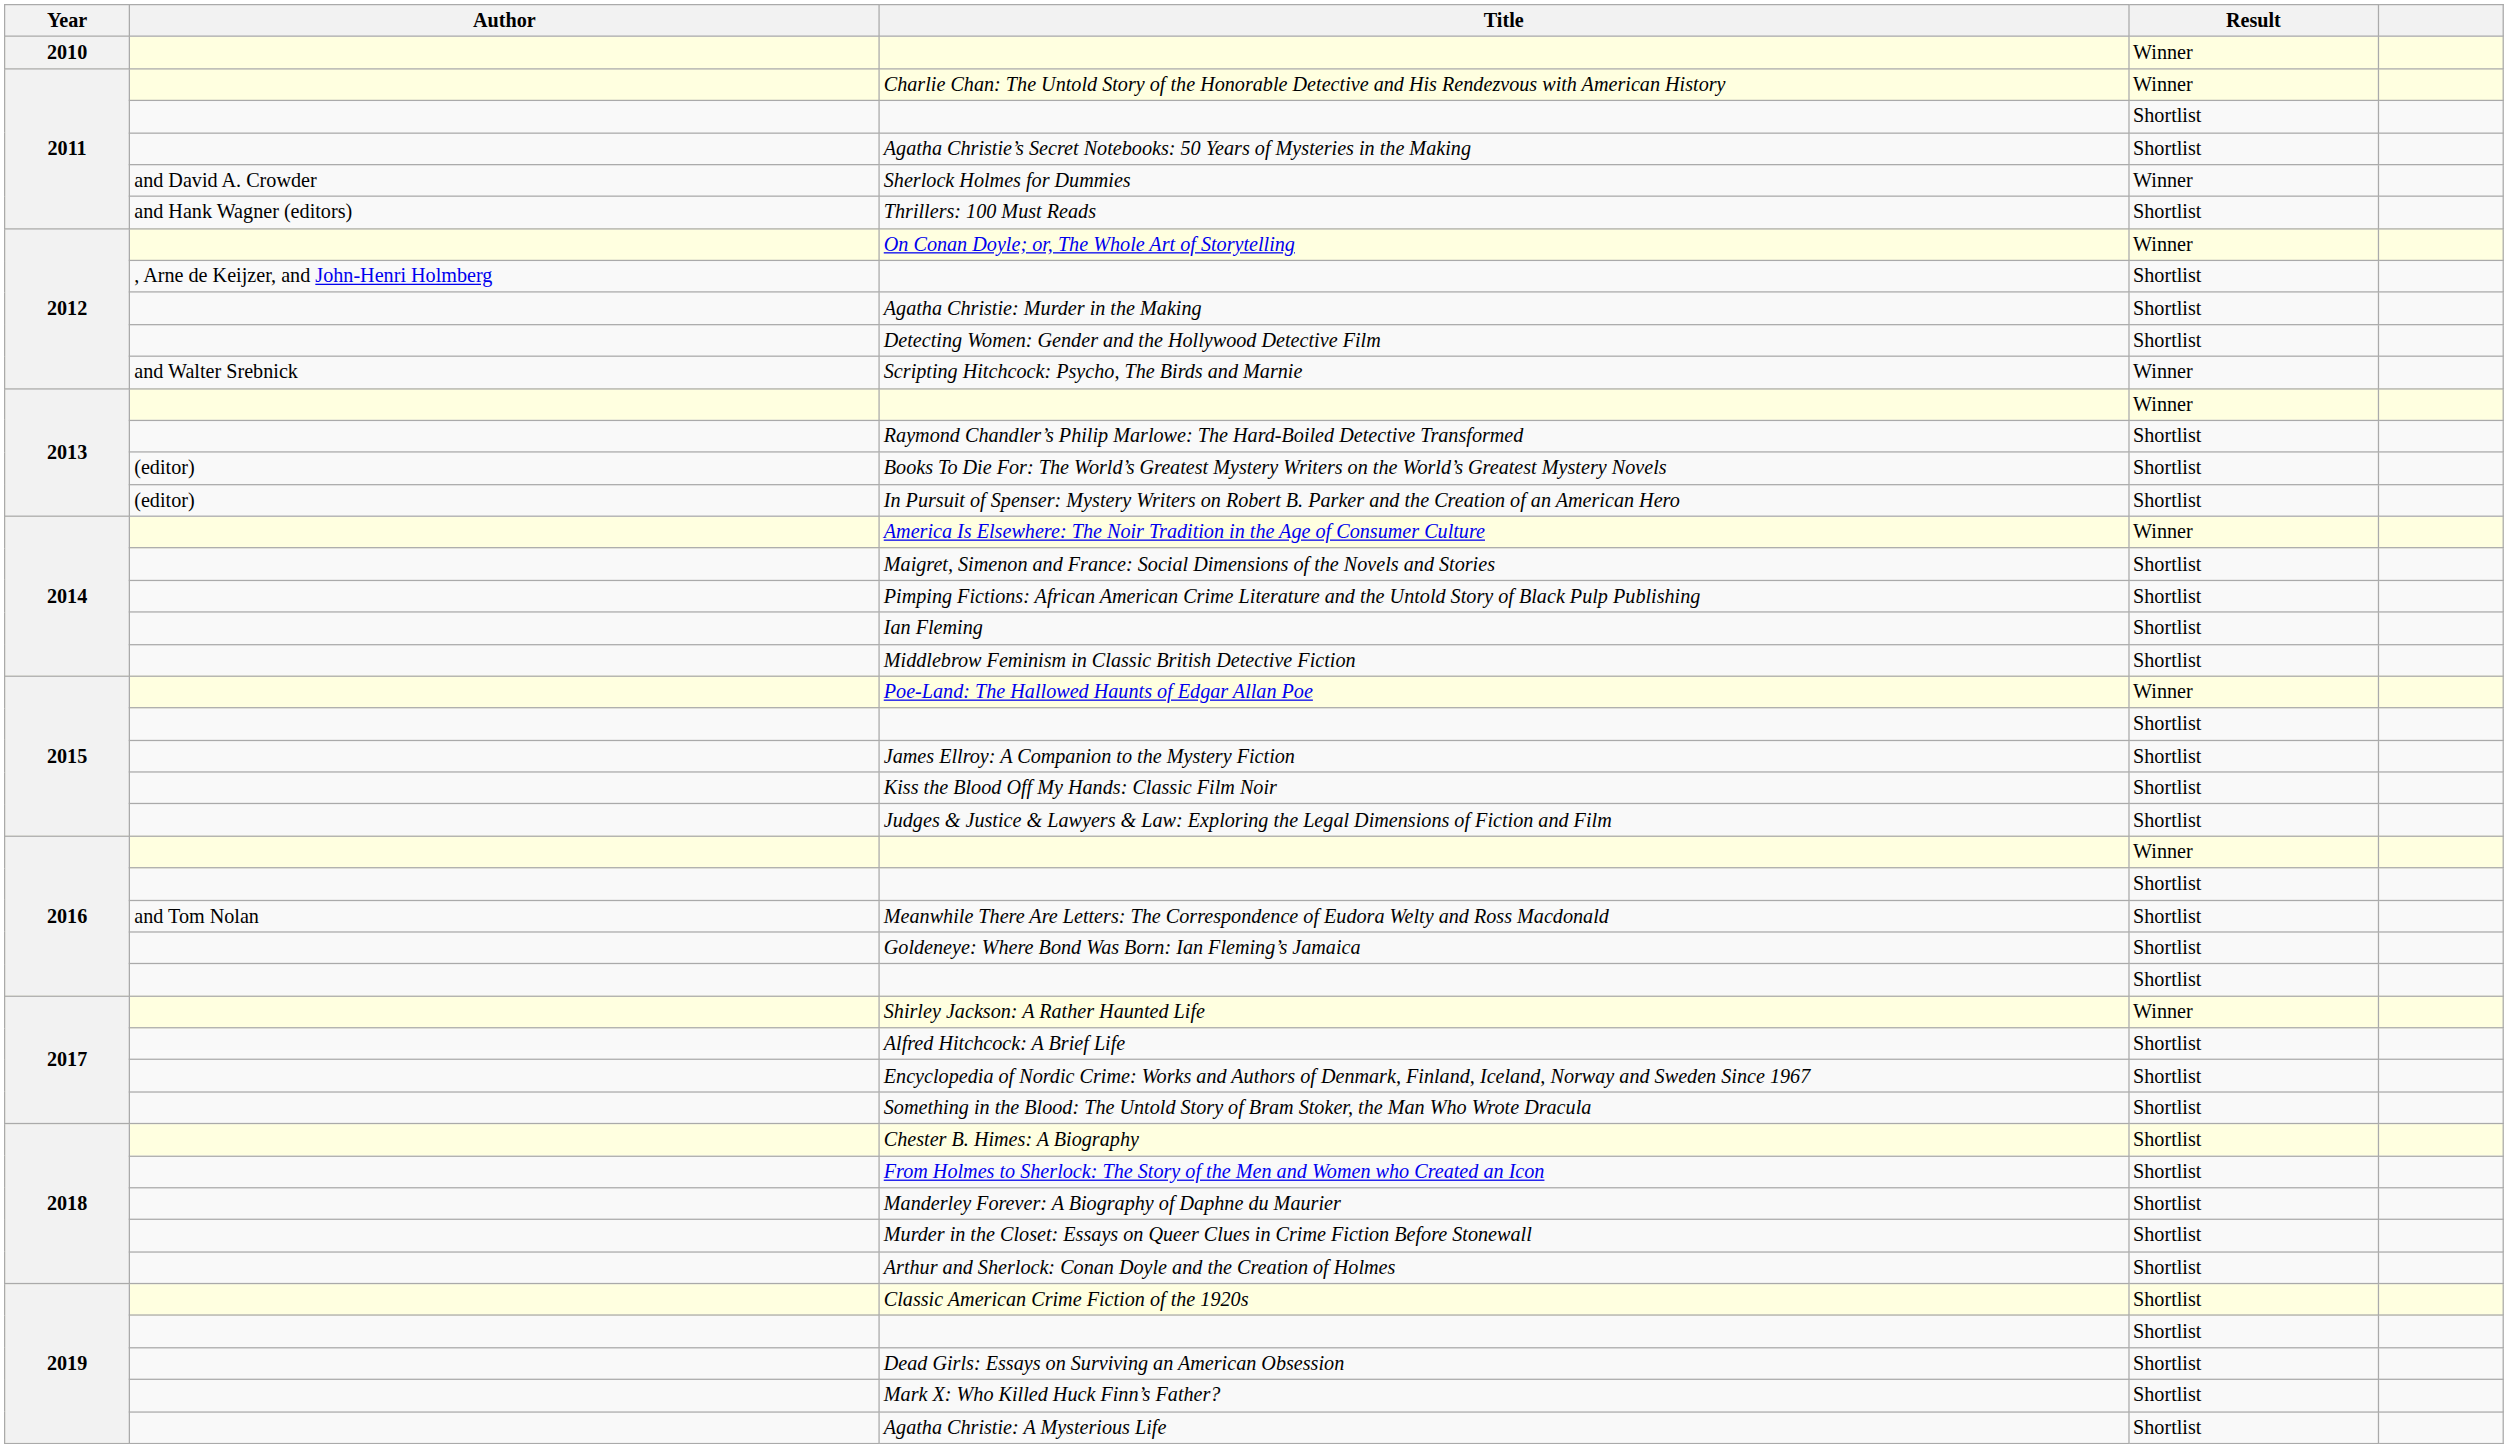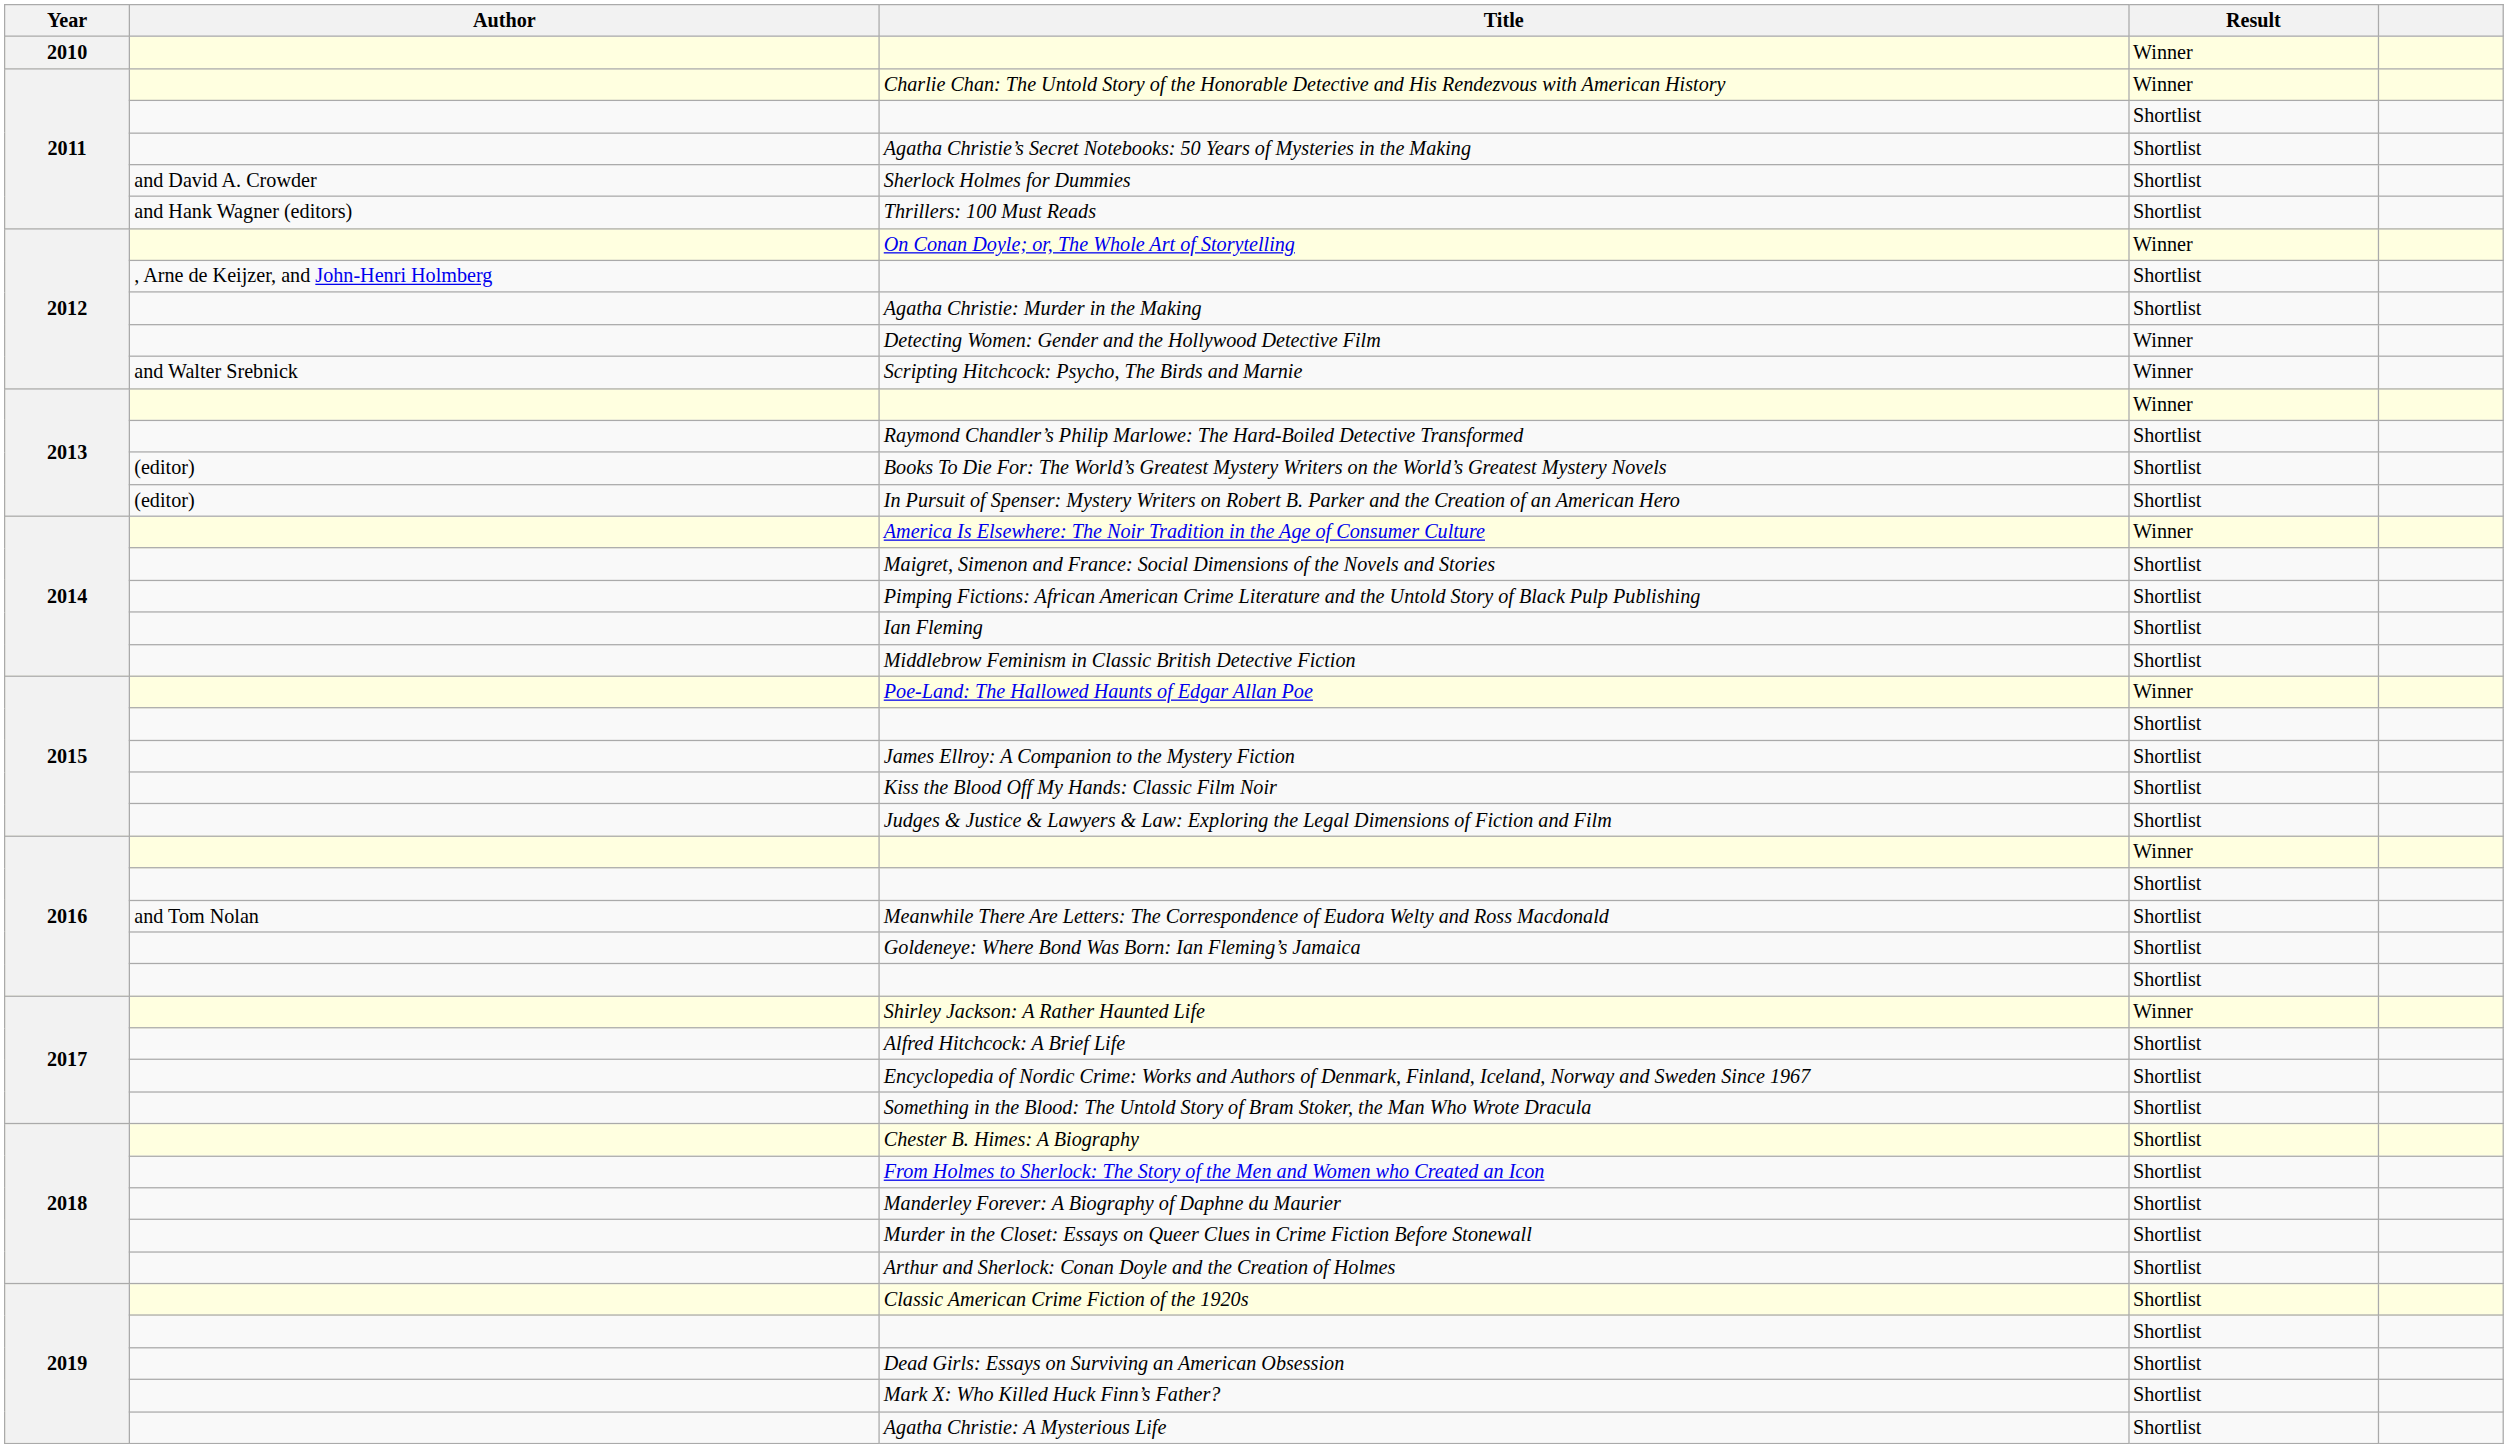(2163, 180) Winner -> (2167, 180) Shortlist
(2167, 340) Shortlist -> (2163, 340) Winner
